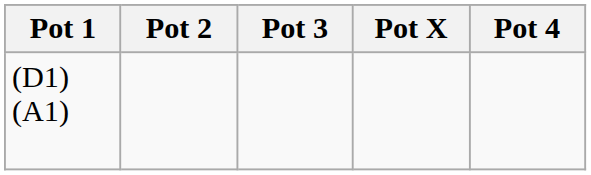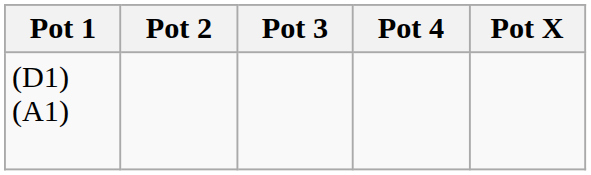columns swapped: (527, 28) <-> (411, 28)
